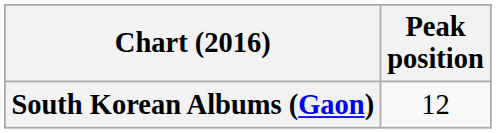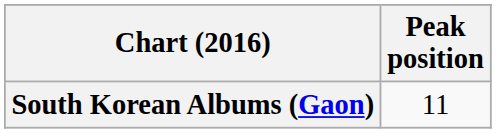(436, 104) 12 -> (436, 104) 11
